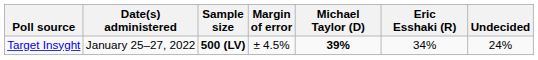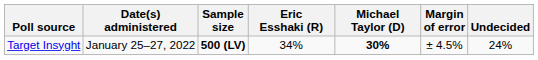columns swapped: (272, 20) <-> (425, 20)
(338, 45) 39% -> (378, 45) 30%
